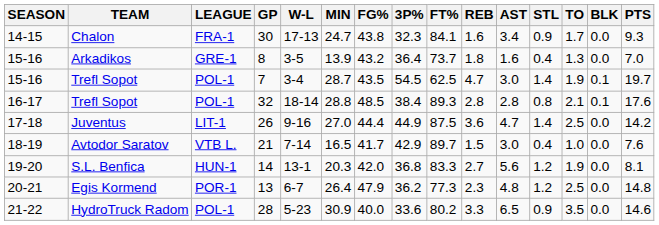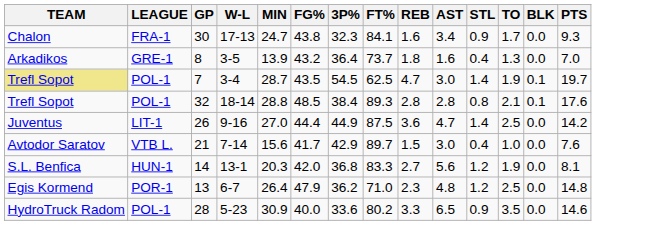- column: (36, 15)
(104, 79) no background -> (41, 79) khaki background
(338, 144) 16.5 -> (274, 144) 15.6
(443, 187) 77.3 -> (379, 187) 71.0
